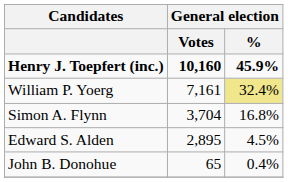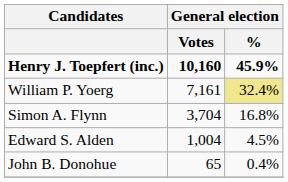(204, 139) 2,895 -> (204, 139) 1,004
